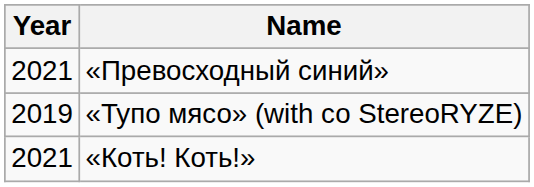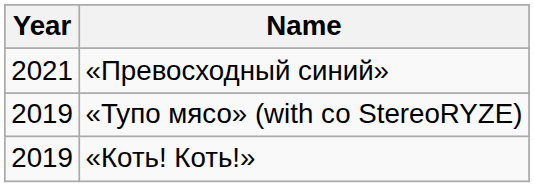(42, 158) 2021 -> (42, 158) 2019
